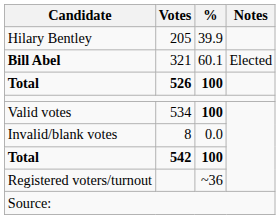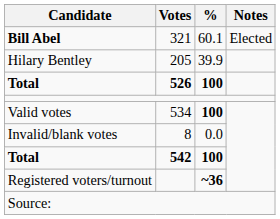rows swapped: (34, 60) <-> (50, 38)
(212, 180) normal -> (212, 180) bold
